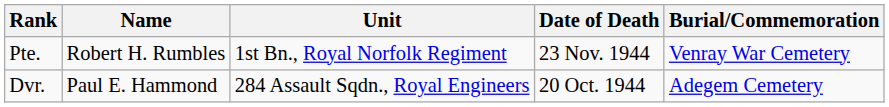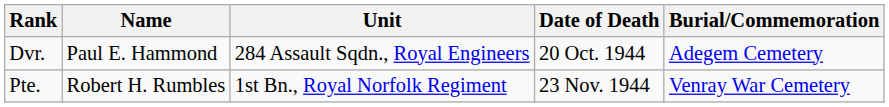rows swapped: (27, 85) <-> (25, 53)
